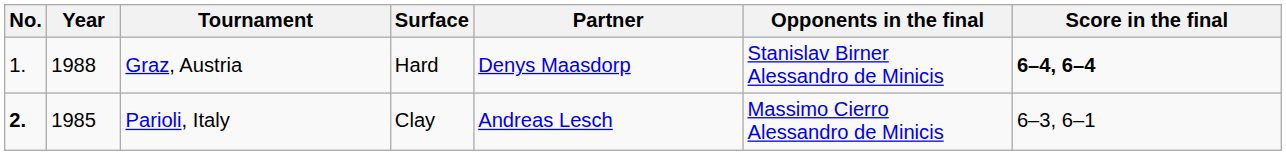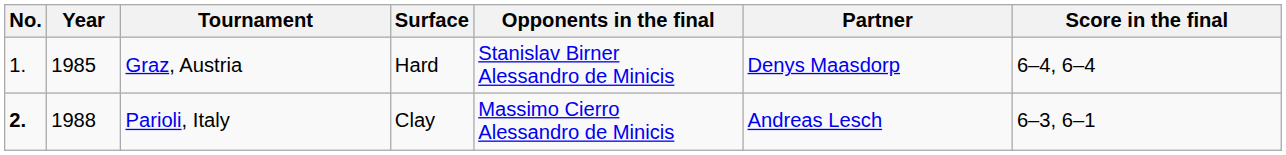columns swapped: (608, 20) <-> (878, 20)
(74, 64) 1988 -> (74, 64) 1985
(1056, 64) bold -> (1056, 64) normal
(74, 120) 1985 -> (74, 120) 1988
